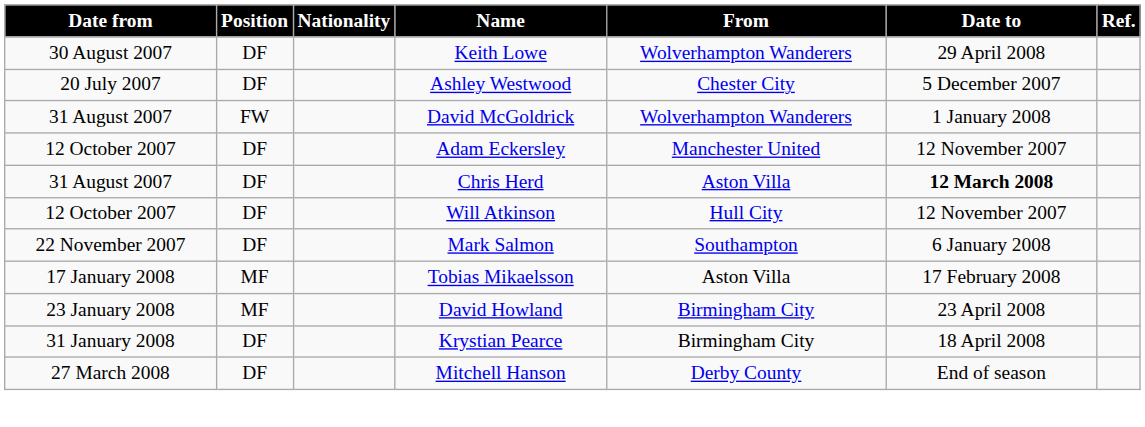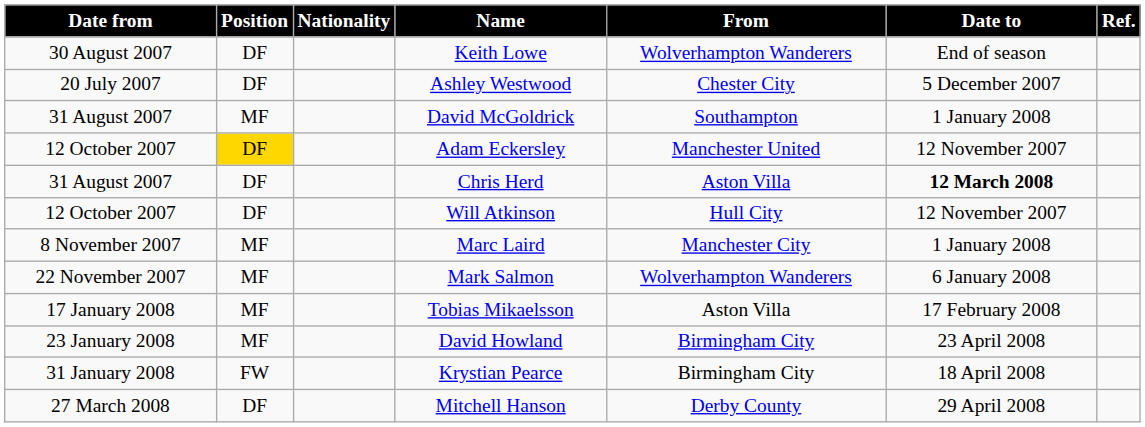(991, 52) 29 April 2008 -> (991, 52) End of season
(255, 117) FW -> (255, 117) MF
(746, 117) Wolverhampton Wanderers -> (746, 117) Southampton
(255, 149) no background -> (255, 149) gold background
+ row: (501, 245)
(255, 245) DF -> (255, 277) MF
(746, 245) Southampton -> (746, 277) Wolverhampton Wanderers
(255, 341) DF -> (255, 373) FW
(991, 373) End of season -> (991, 405) 29 April 2008
